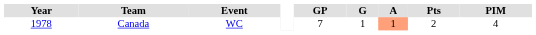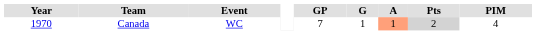(41, 23) 1978 -> (41, 23) 1970
(434, 23) no background -> (434, 23) lightgrey background
